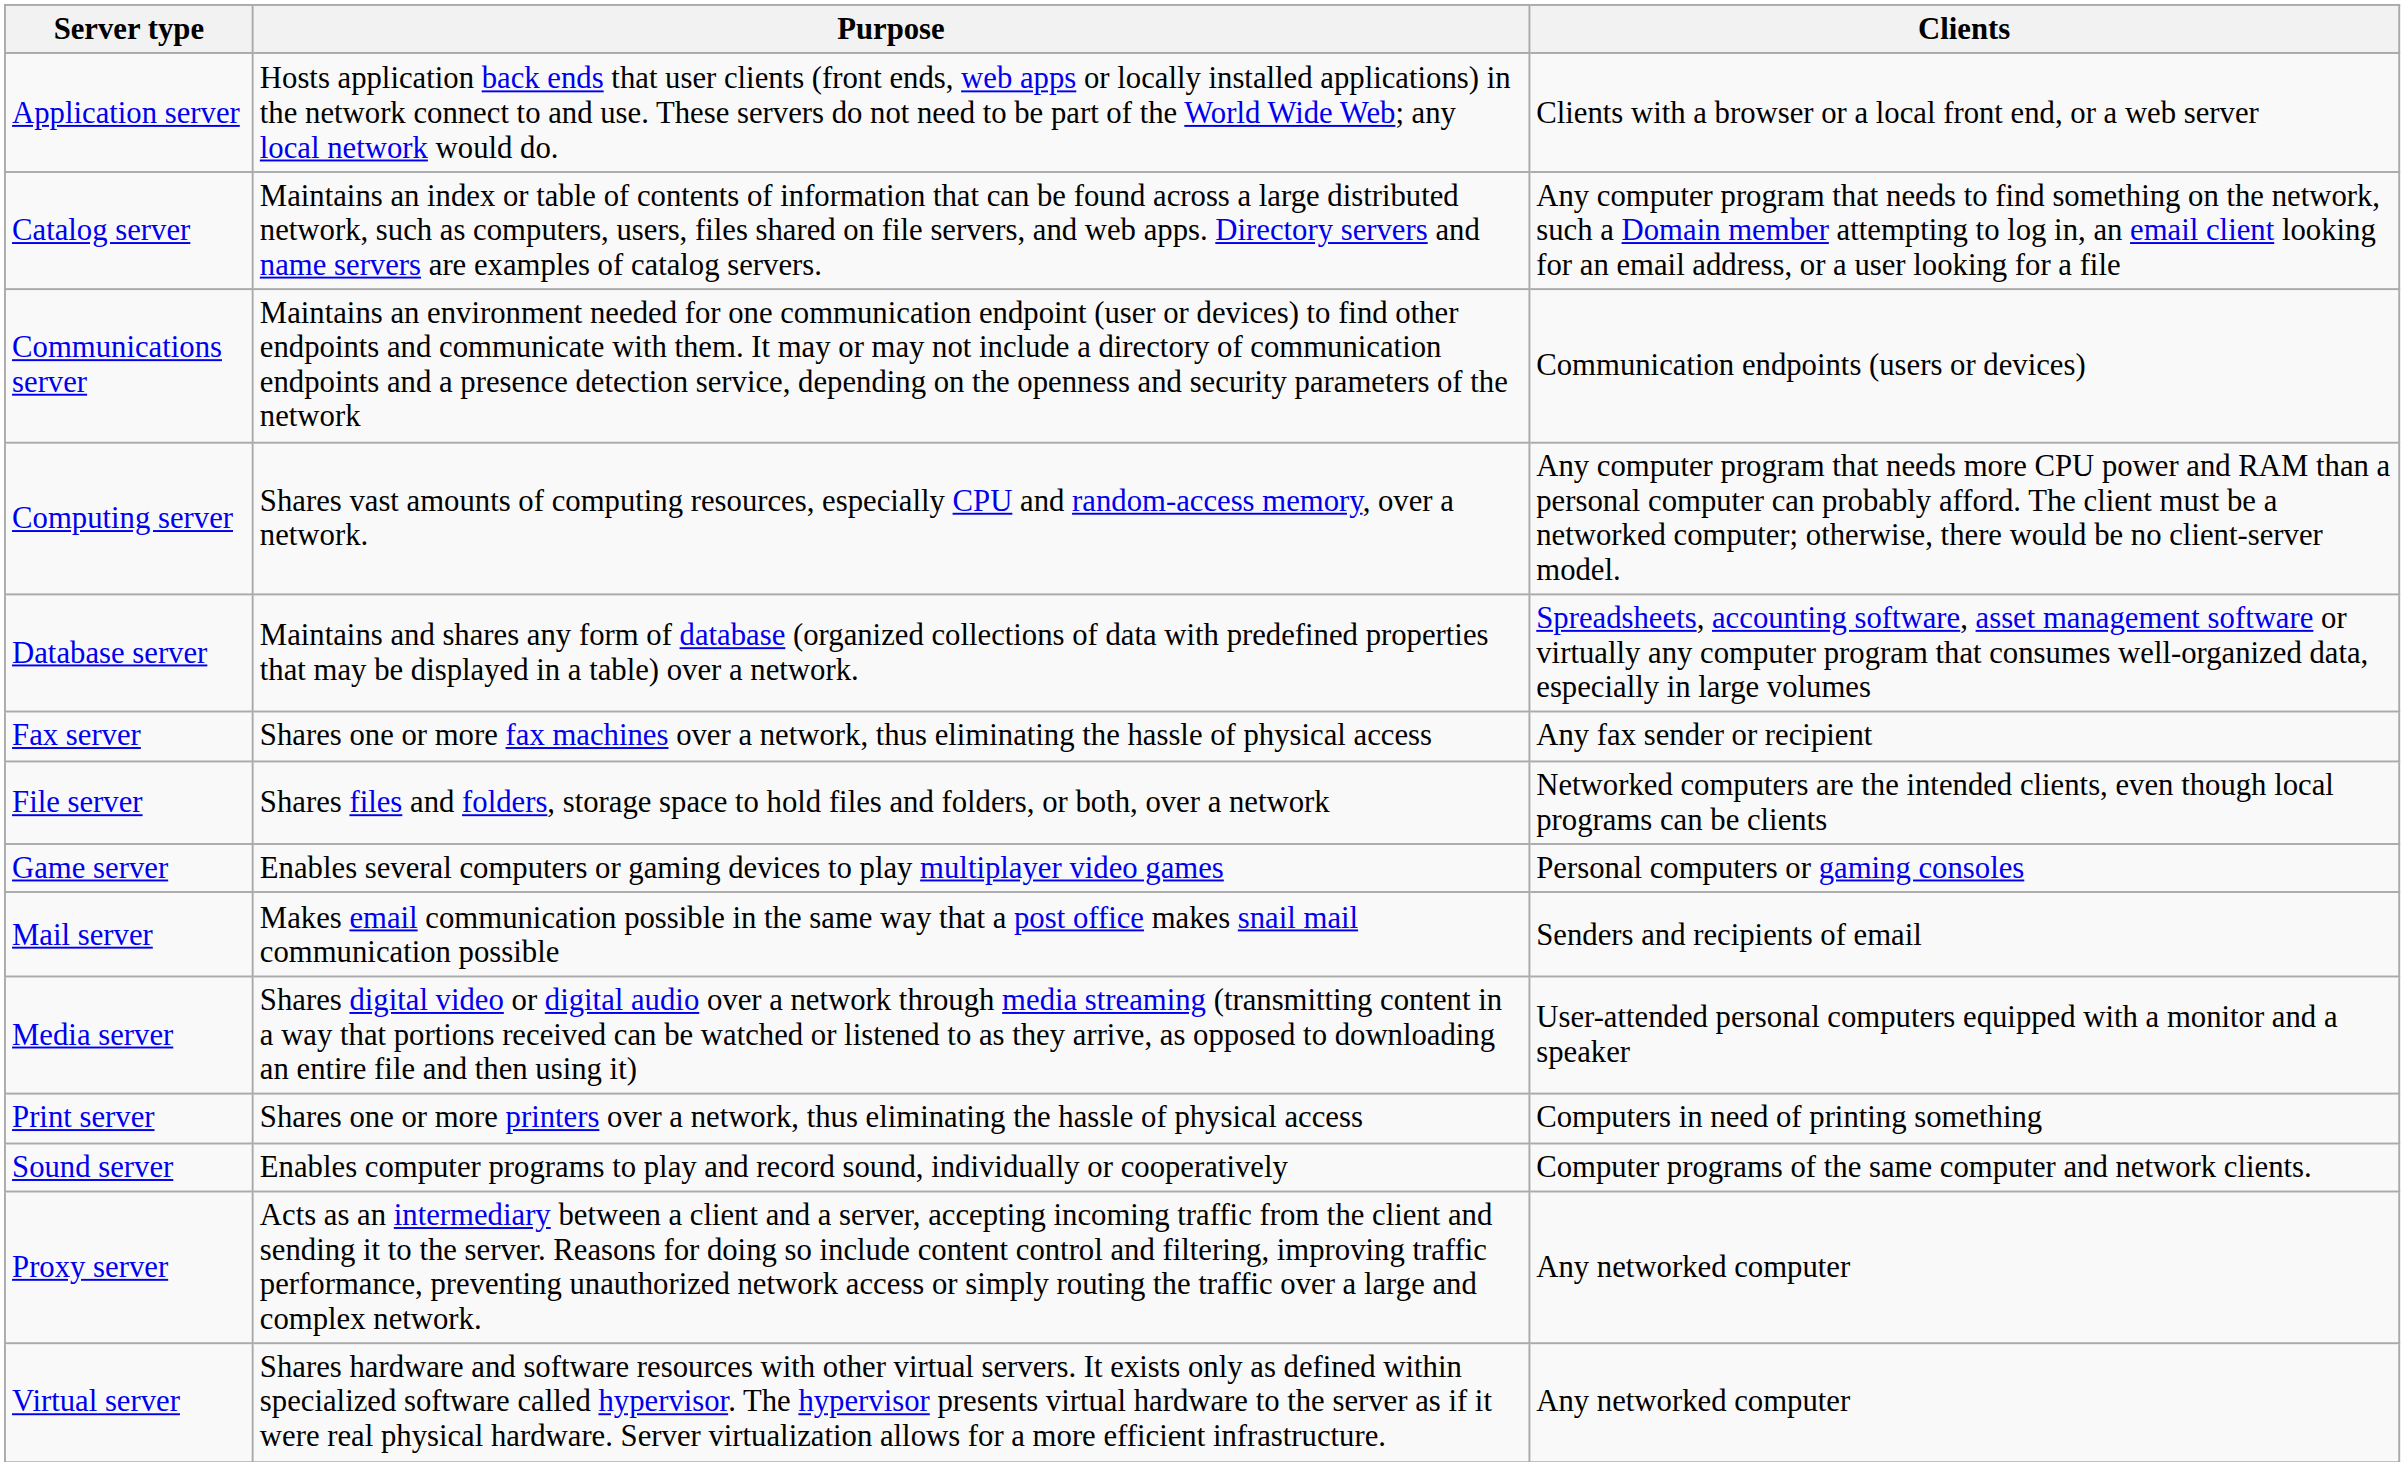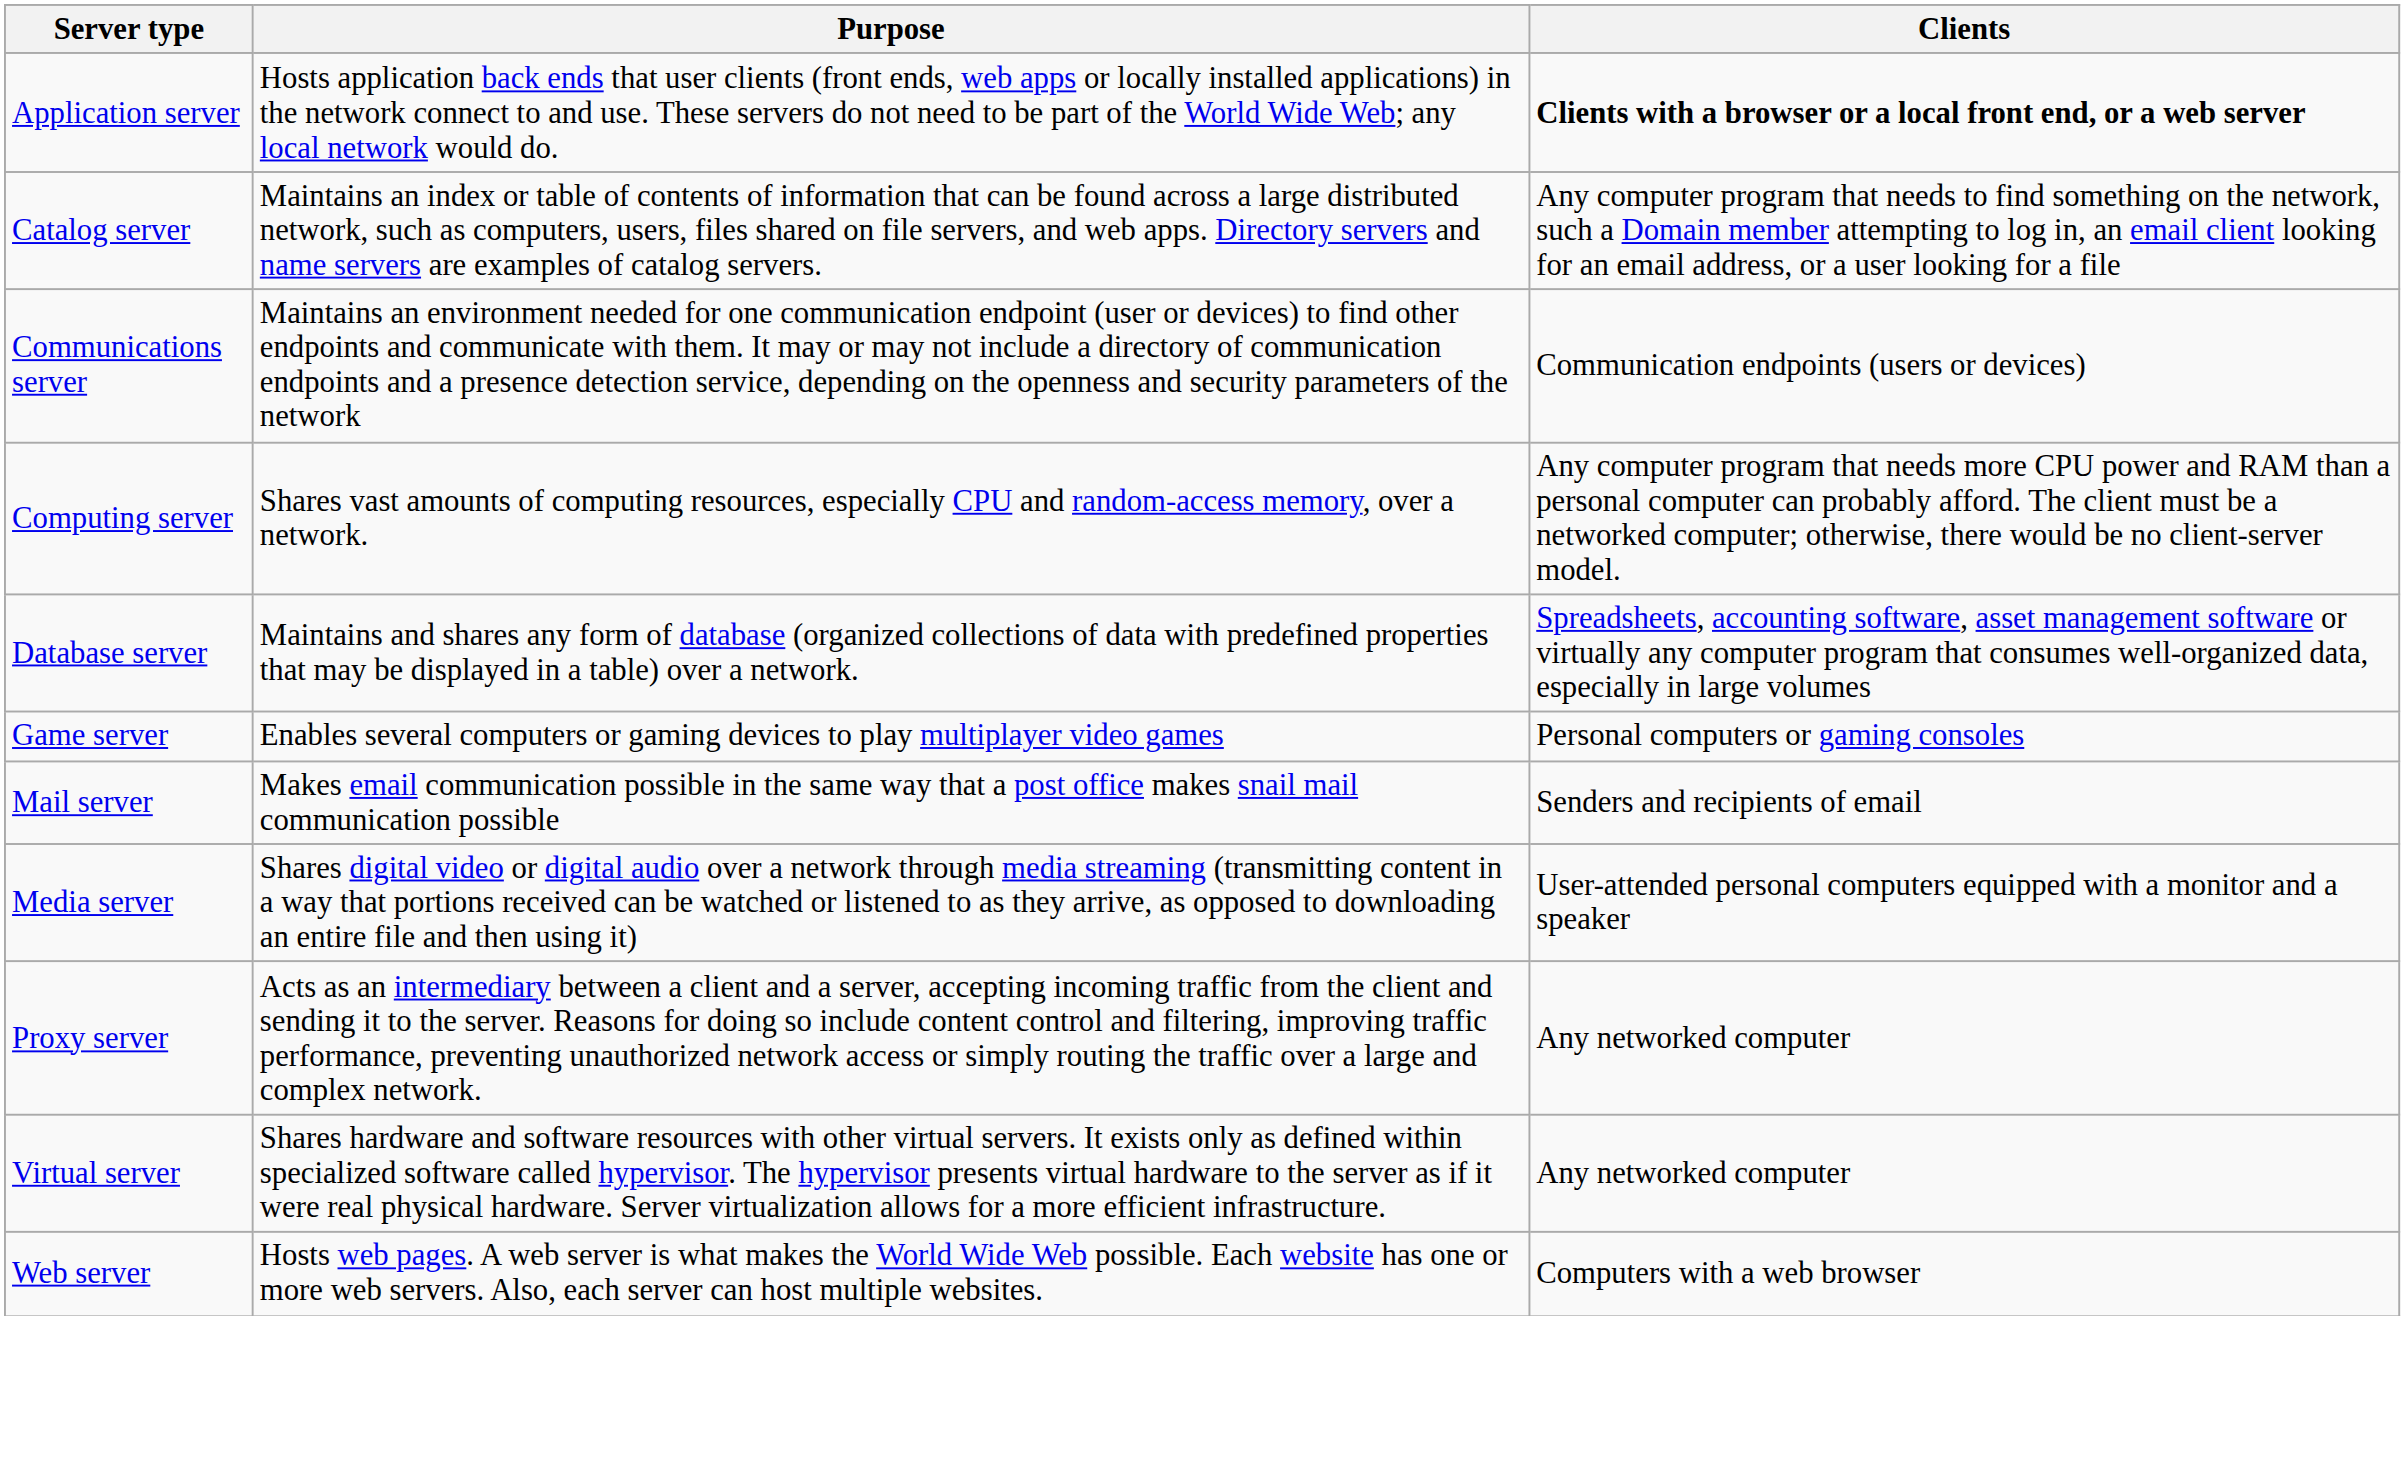(1898, 112) normal -> (1921, 112) bold
- row: (76, 735)
- row: (77, 801)
- row: (83, 1117)
- row: (93, 1166)
+ row: (81, 1273)
